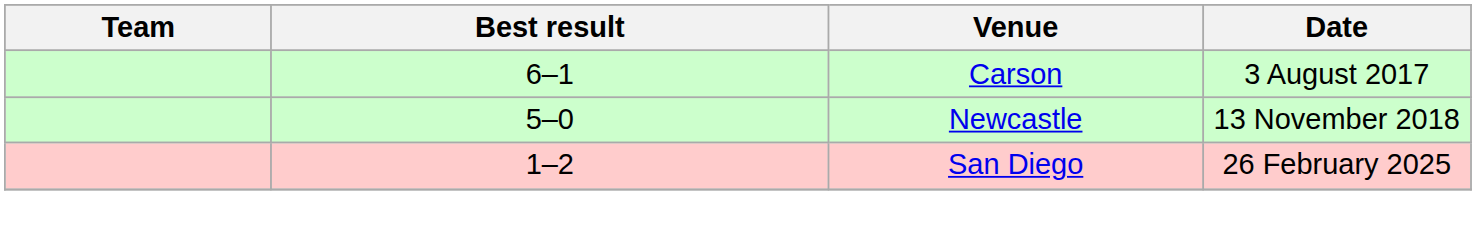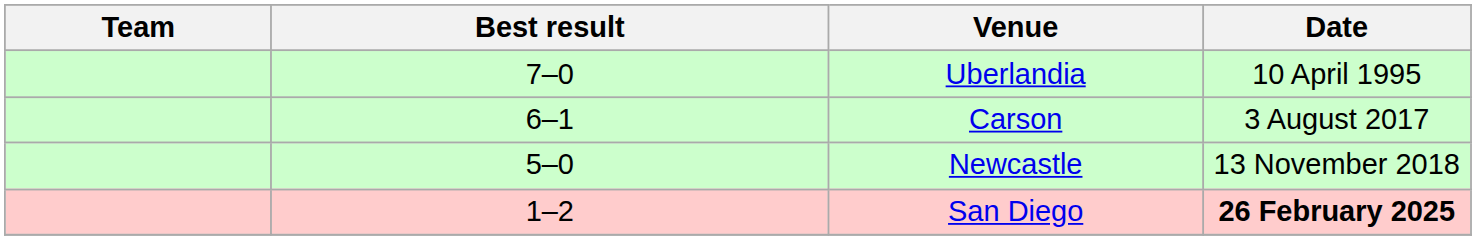+ row: (1016, 73)
(1337, 165) normal -> (1337, 211) bold
